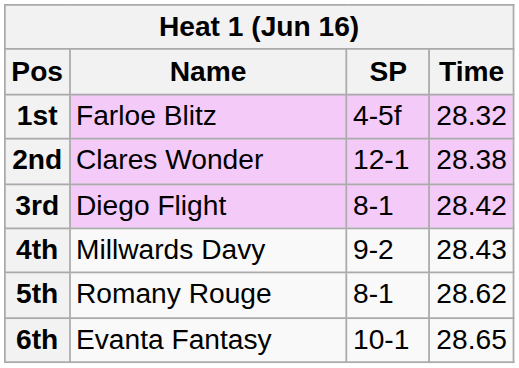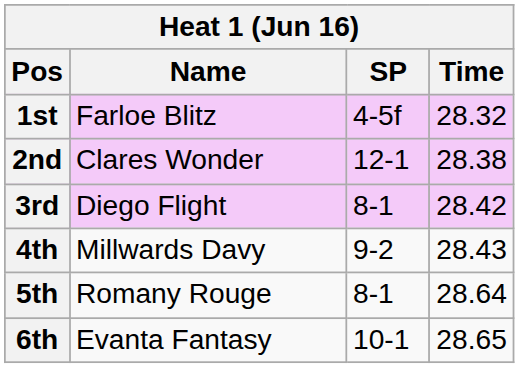(472, 294) 28.62 -> (472, 294) 28.64
